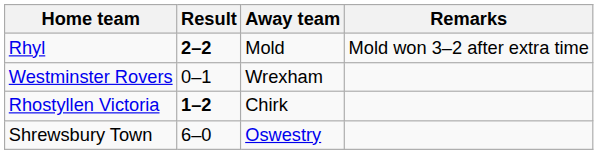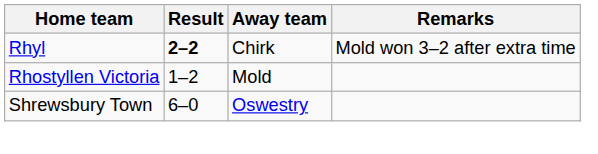(265, 47) Mold -> (253, 47) Chirk
- row: (91, 76)
(196, 105) bold -> (183, 76) normal
(266, 105) Chirk -> (252, 76) Mold
